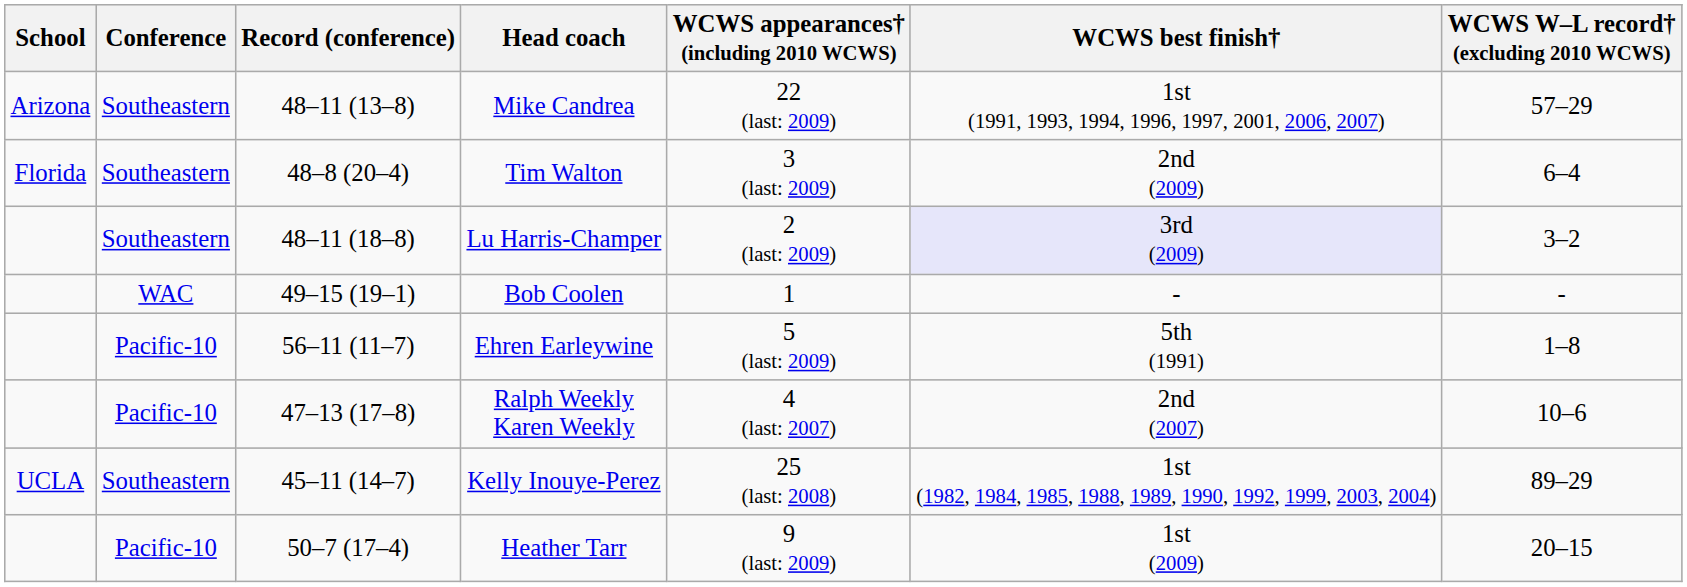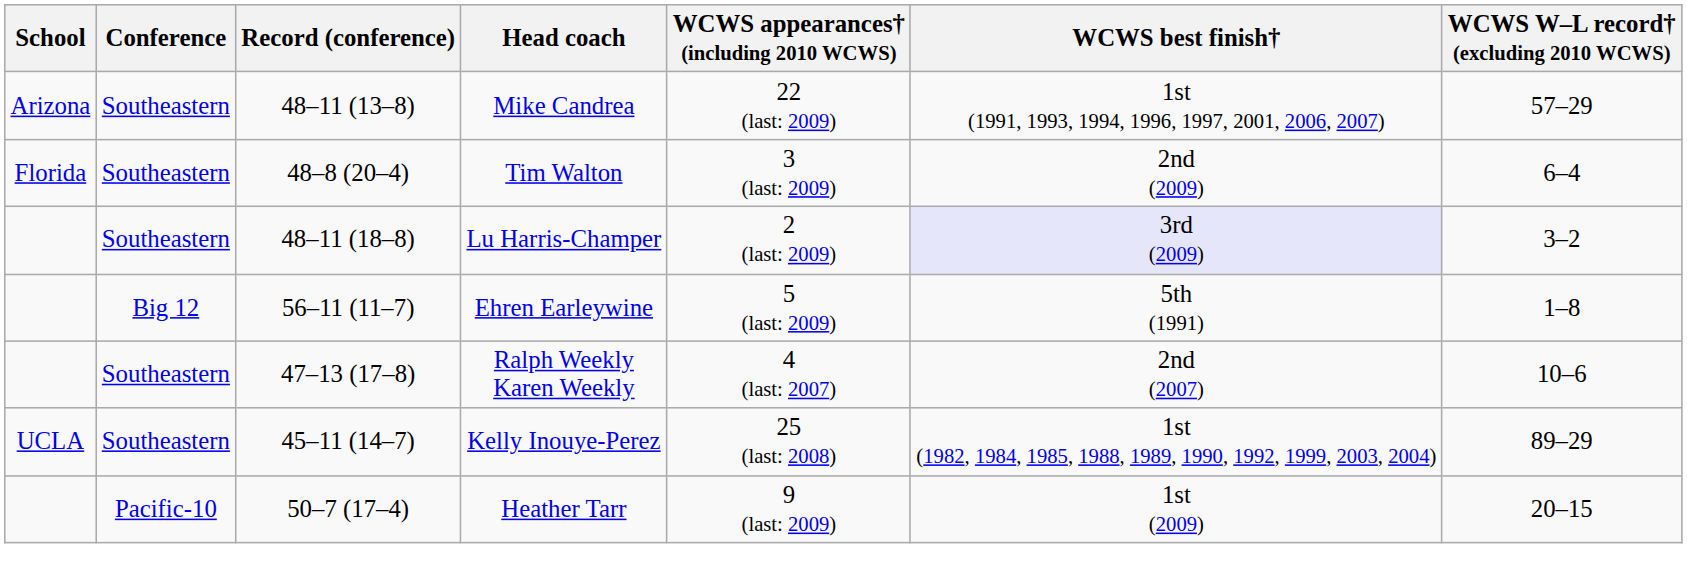- row: (564, 293)
(166, 346) Pacific-10 -> (166, 307) Big 12
(166, 413) Pacific-10 -> (166, 374) Southeastern
